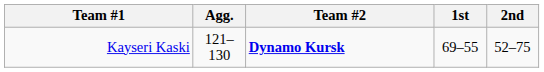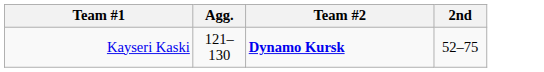- column: (460, 16)
